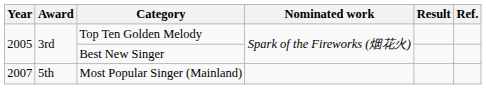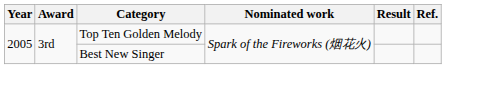- row: (161, 73)
